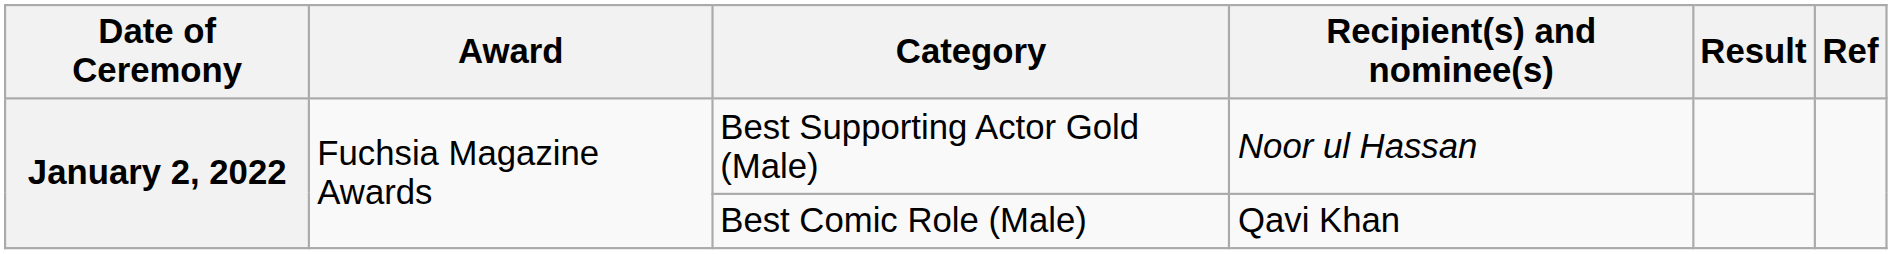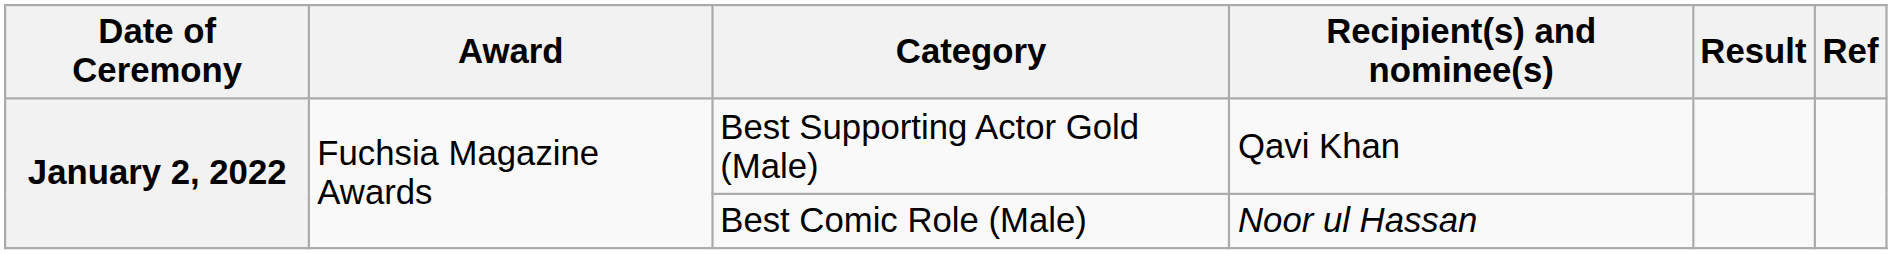(1358, 145) Noor ul Hassan -> (1319, 145) Qavi Khan
(1319, 220) Qavi Khan -> (1358, 220) Noor ul Hassan
